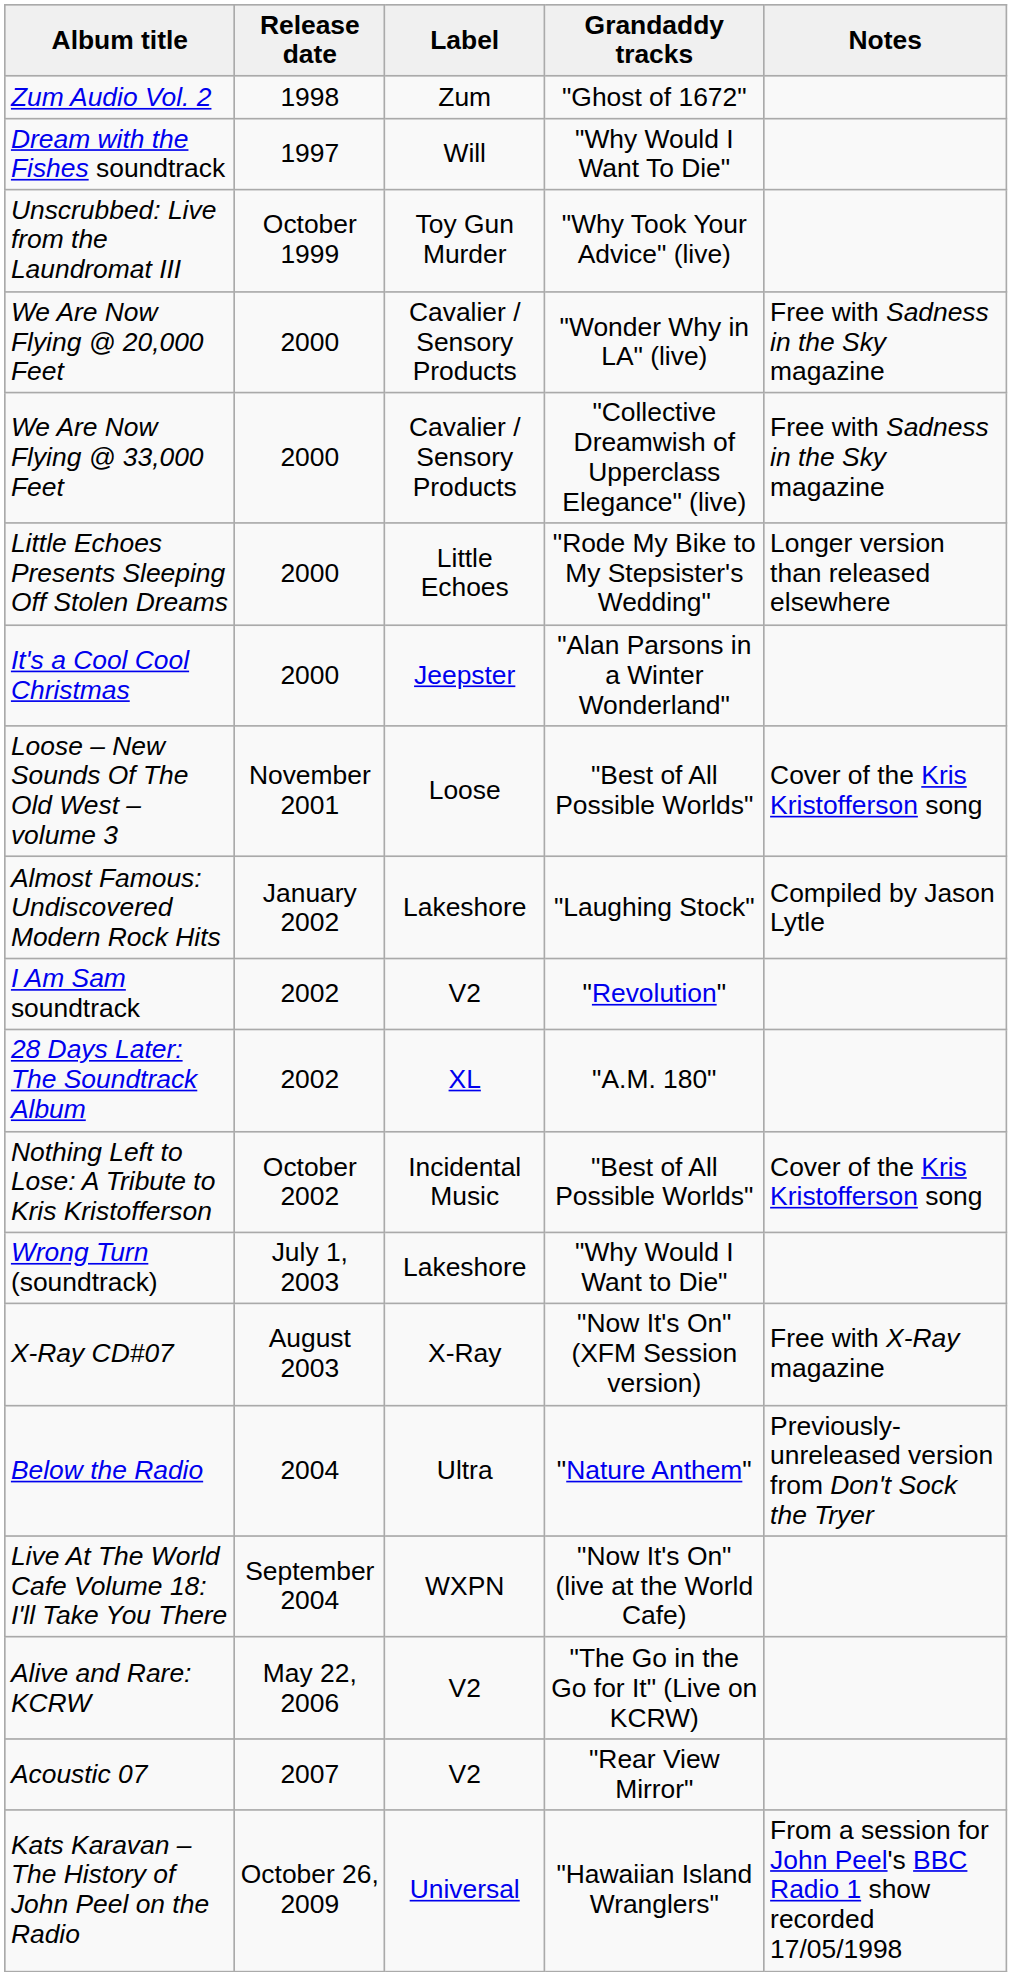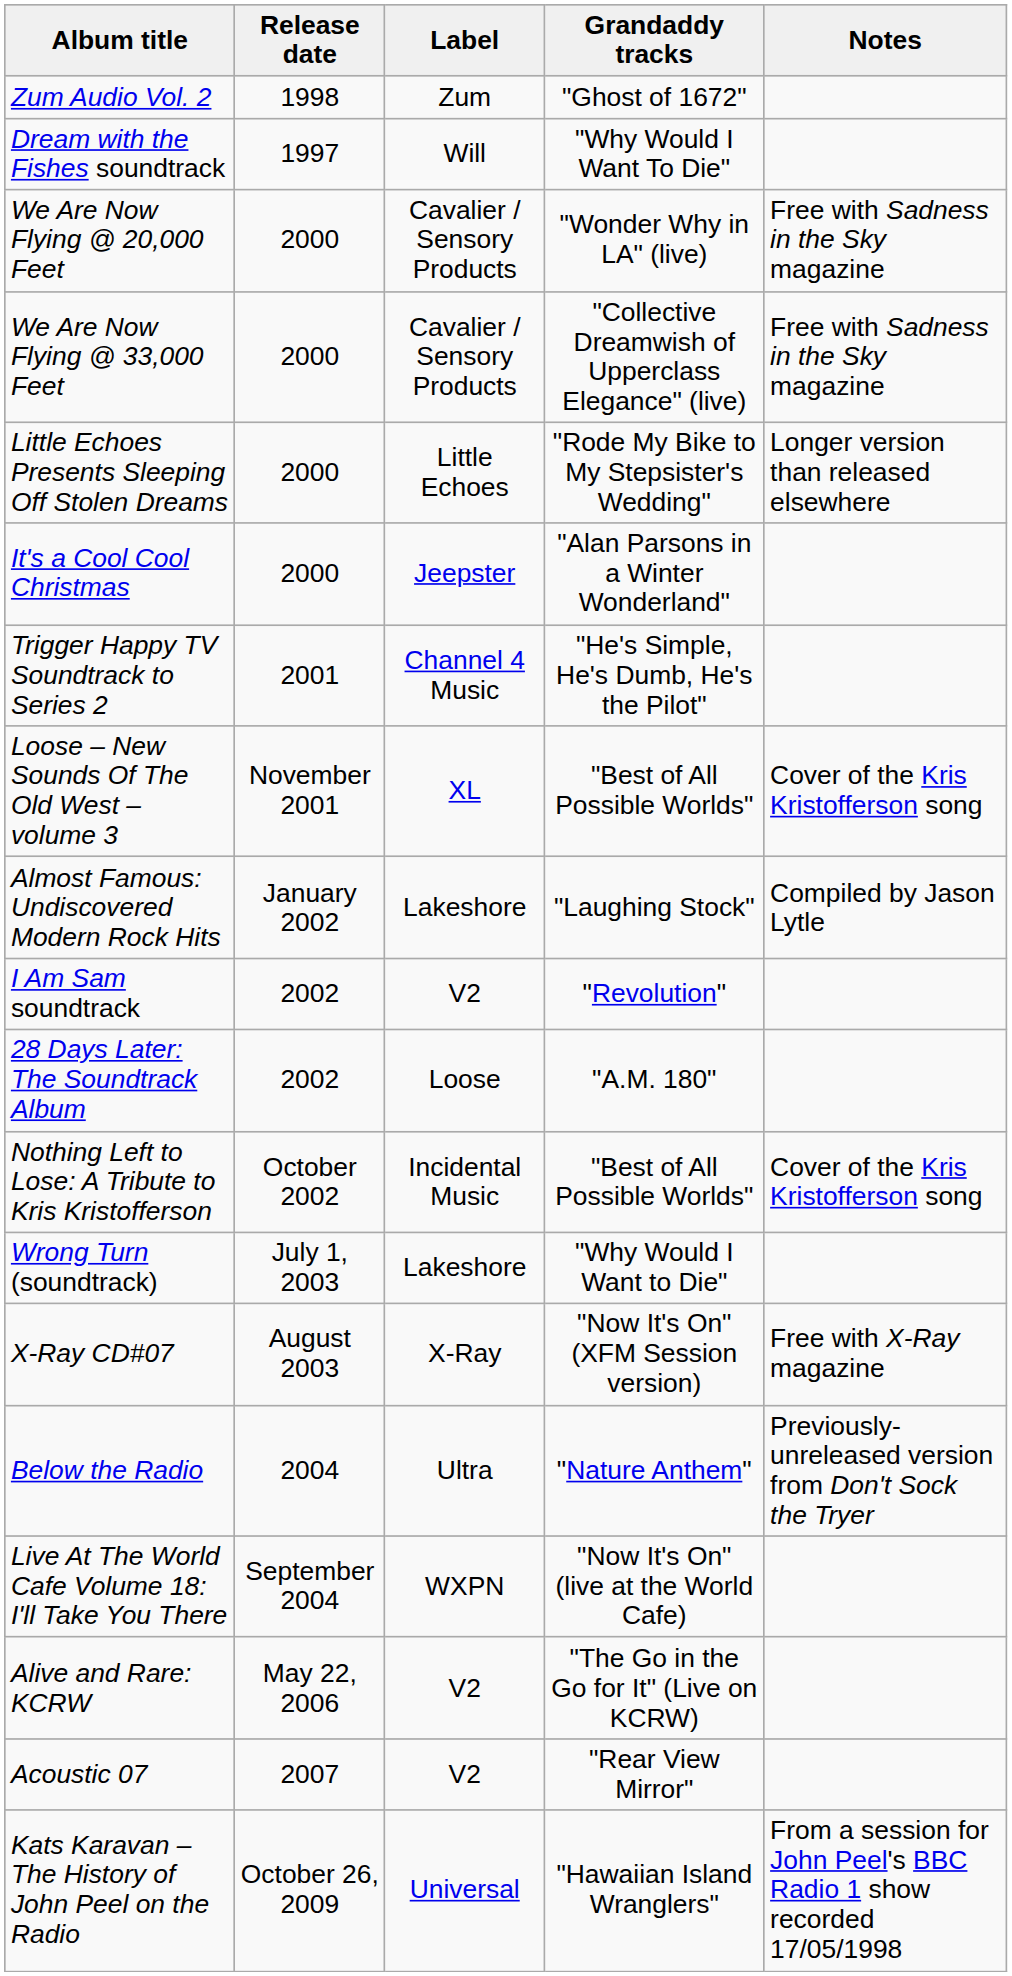- row: (114, 240)
+ row: (114, 674)
(465, 791) Loose -> (465, 791) XL
(465, 1079) XL -> (465, 1079) Loose
